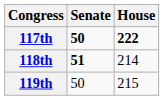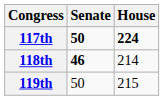(128, 38) 222 -> (128, 38) 224
(78, 60) 51 -> (78, 60) 46
